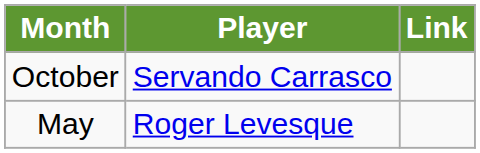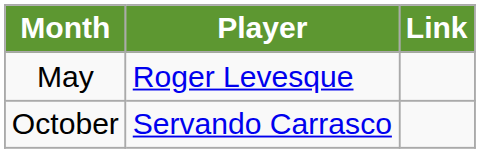rows swapped: (65, 123) <-> (65, 76)
